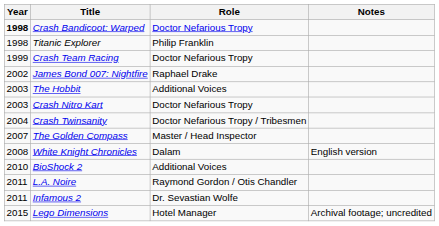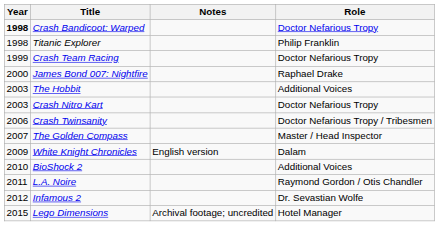columns swapped: (229, 12) <-> (371, 12)
(17, 74) 2002 -> (17, 74) 2000
(17, 120) 2004 -> (17, 120) 2006
(17, 151) 2008 -> (17, 151) 2009
(17, 197) 2011 -> (17, 197) 2012
